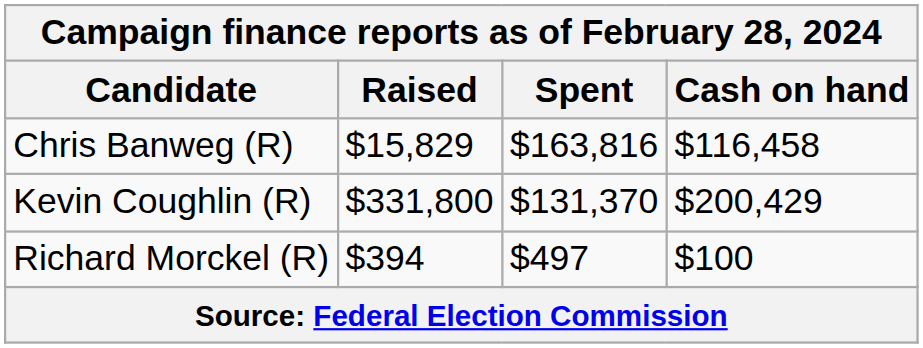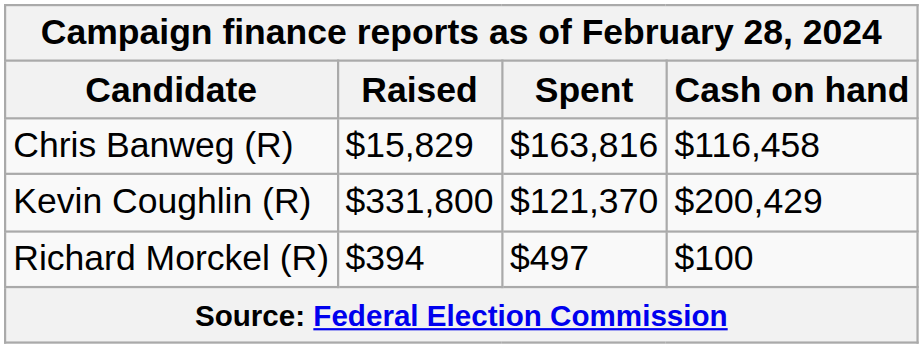(584, 201) $131,370 -> (584, 201) $121,370
